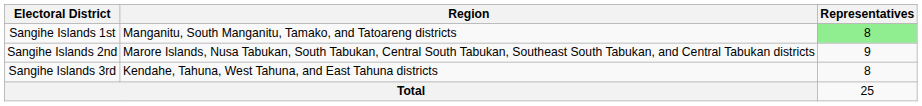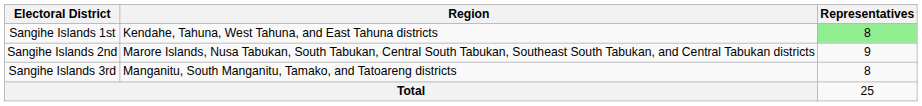(290, 33) Manganitu, South Manganitu, Tamako, and Tatoareng districts -> (280, 33) Kendahe, Tahuna, West Tahuna, and East Tahuna districts
(280, 71) Kendahe, Tahuna, West Tahuna, and East Tahuna districts -> (290, 71) Manganitu, South Manganitu, Tamako, and Tatoareng districts
